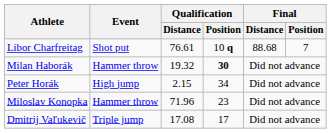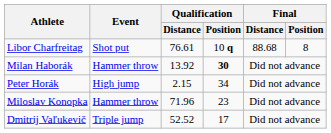(306, 48) 7 -> (306, 48) 8
(182, 66) 19.32 -> (182, 66) 13.92
(182, 119) 17.08 -> (182, 119) 52.52
